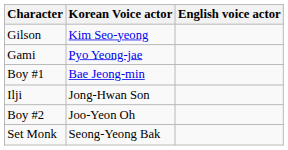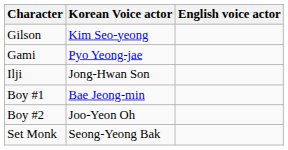rows swapped: (26, 74) <-> (15, 94)
